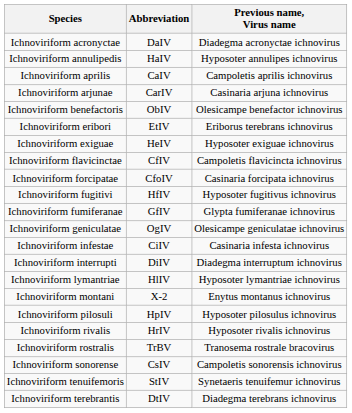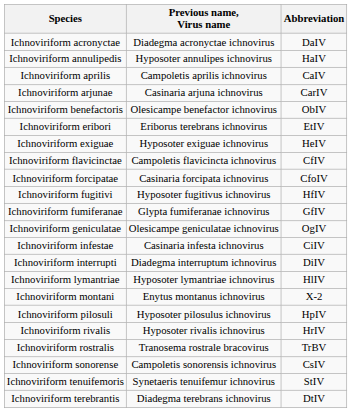columns swapped: (269, 19) <-> (159, 19)
